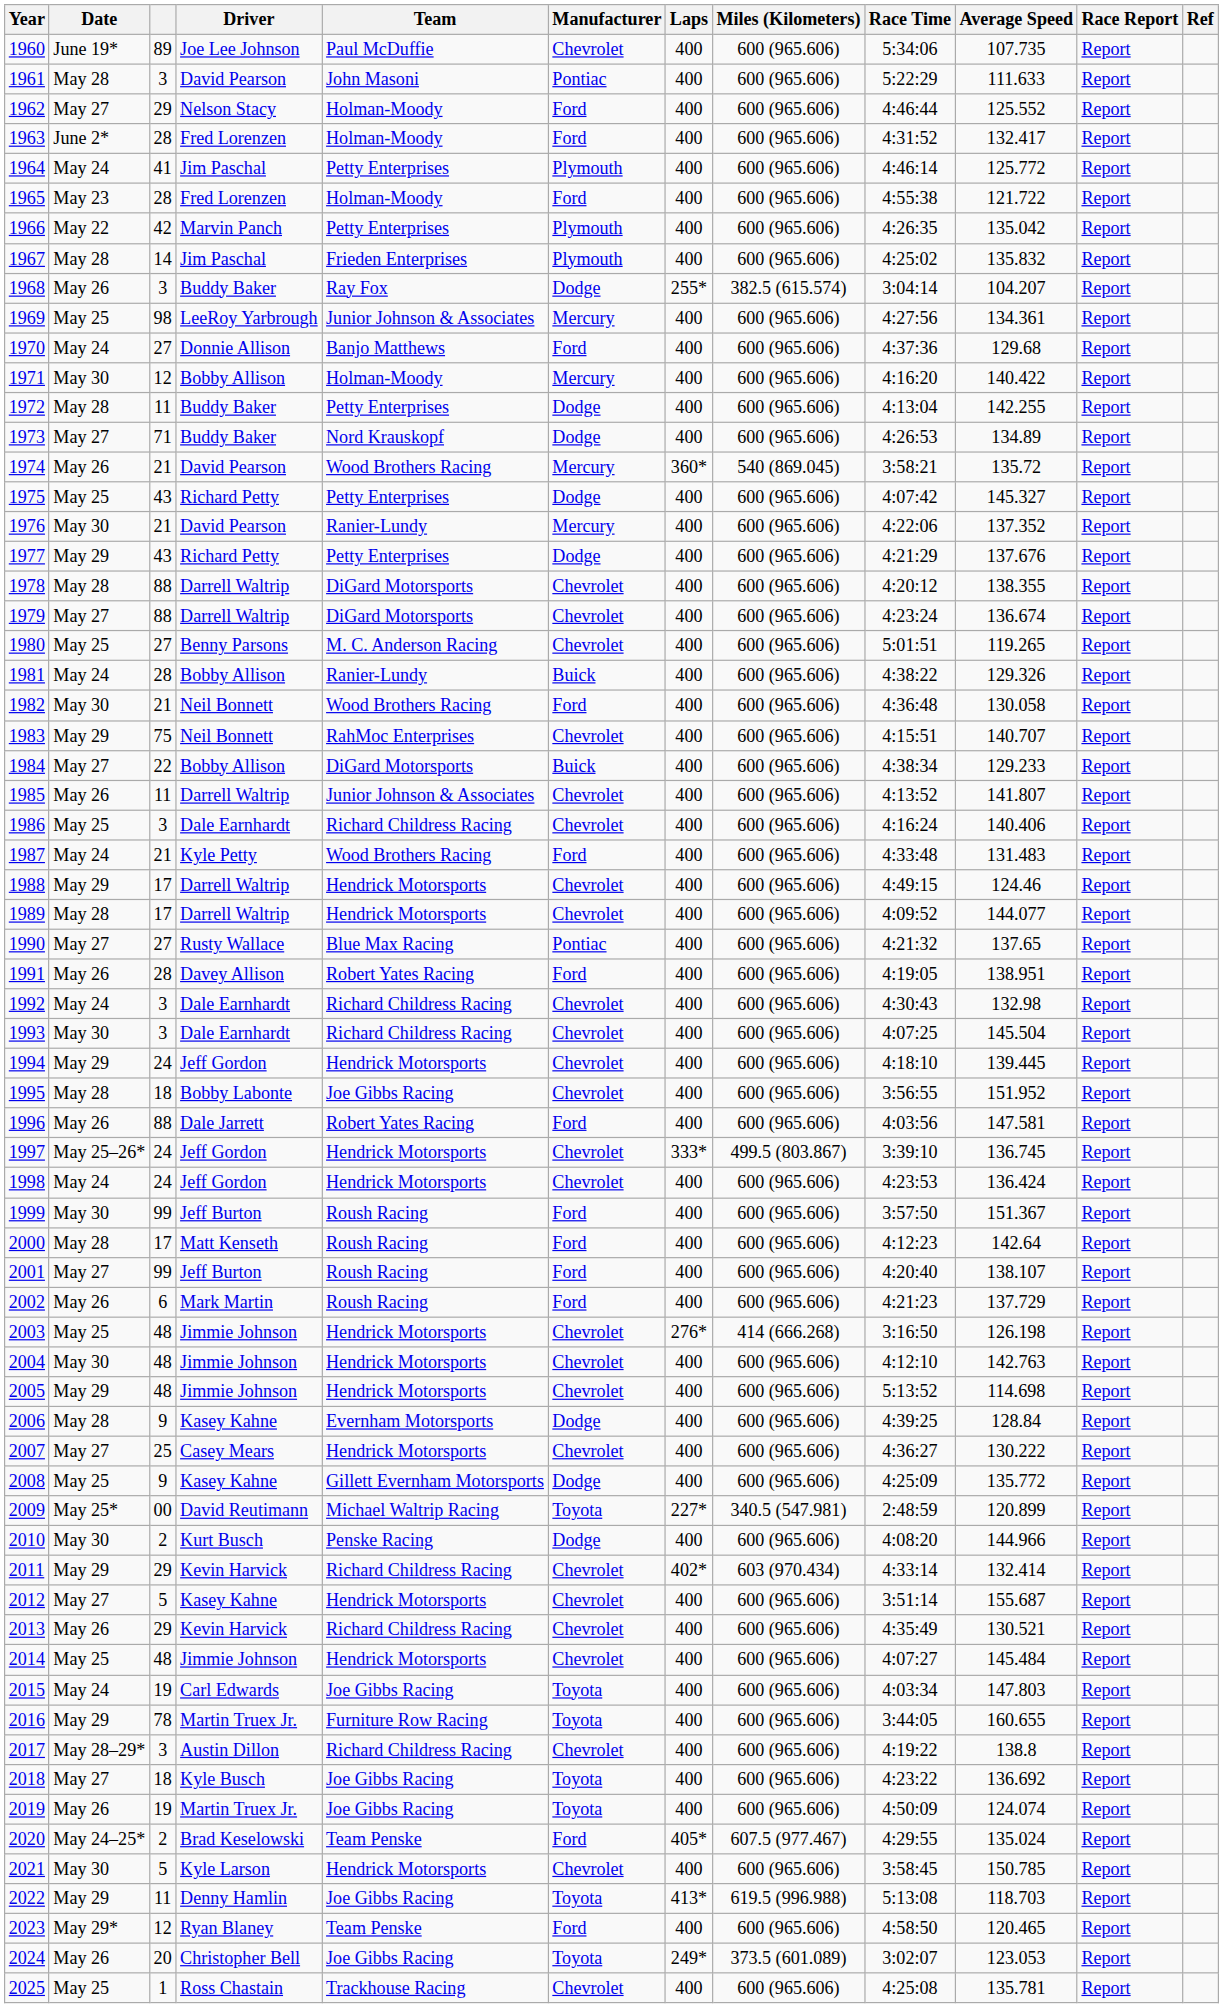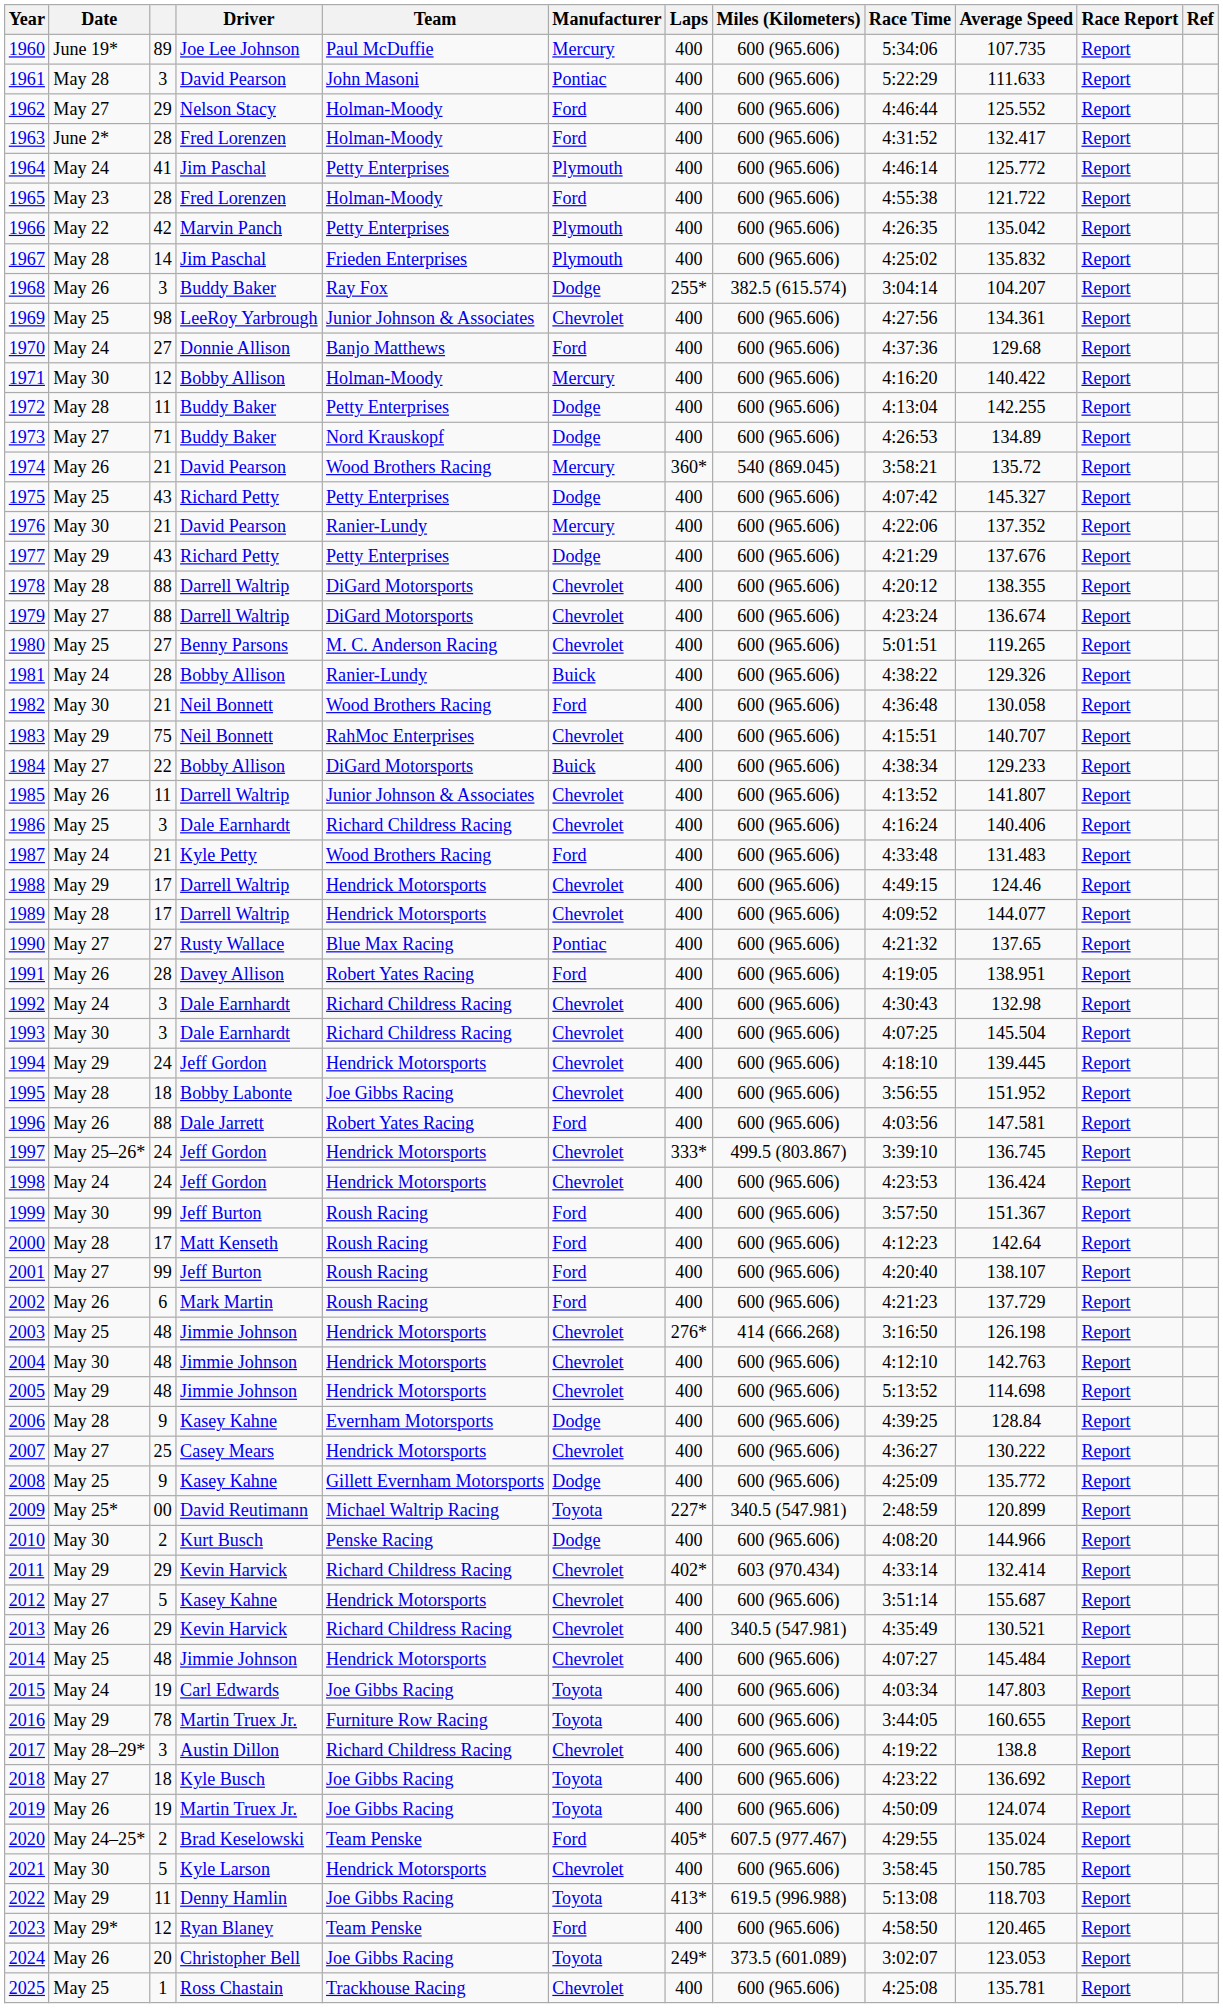(588, 49) Chevrolet -> (583, 49) Mercury
(583, 317) Mercury -> (588, 317) Chevrolet
(788, 1630) 600 (965.606) -> (788, 1630) 340.5 (547.981)
